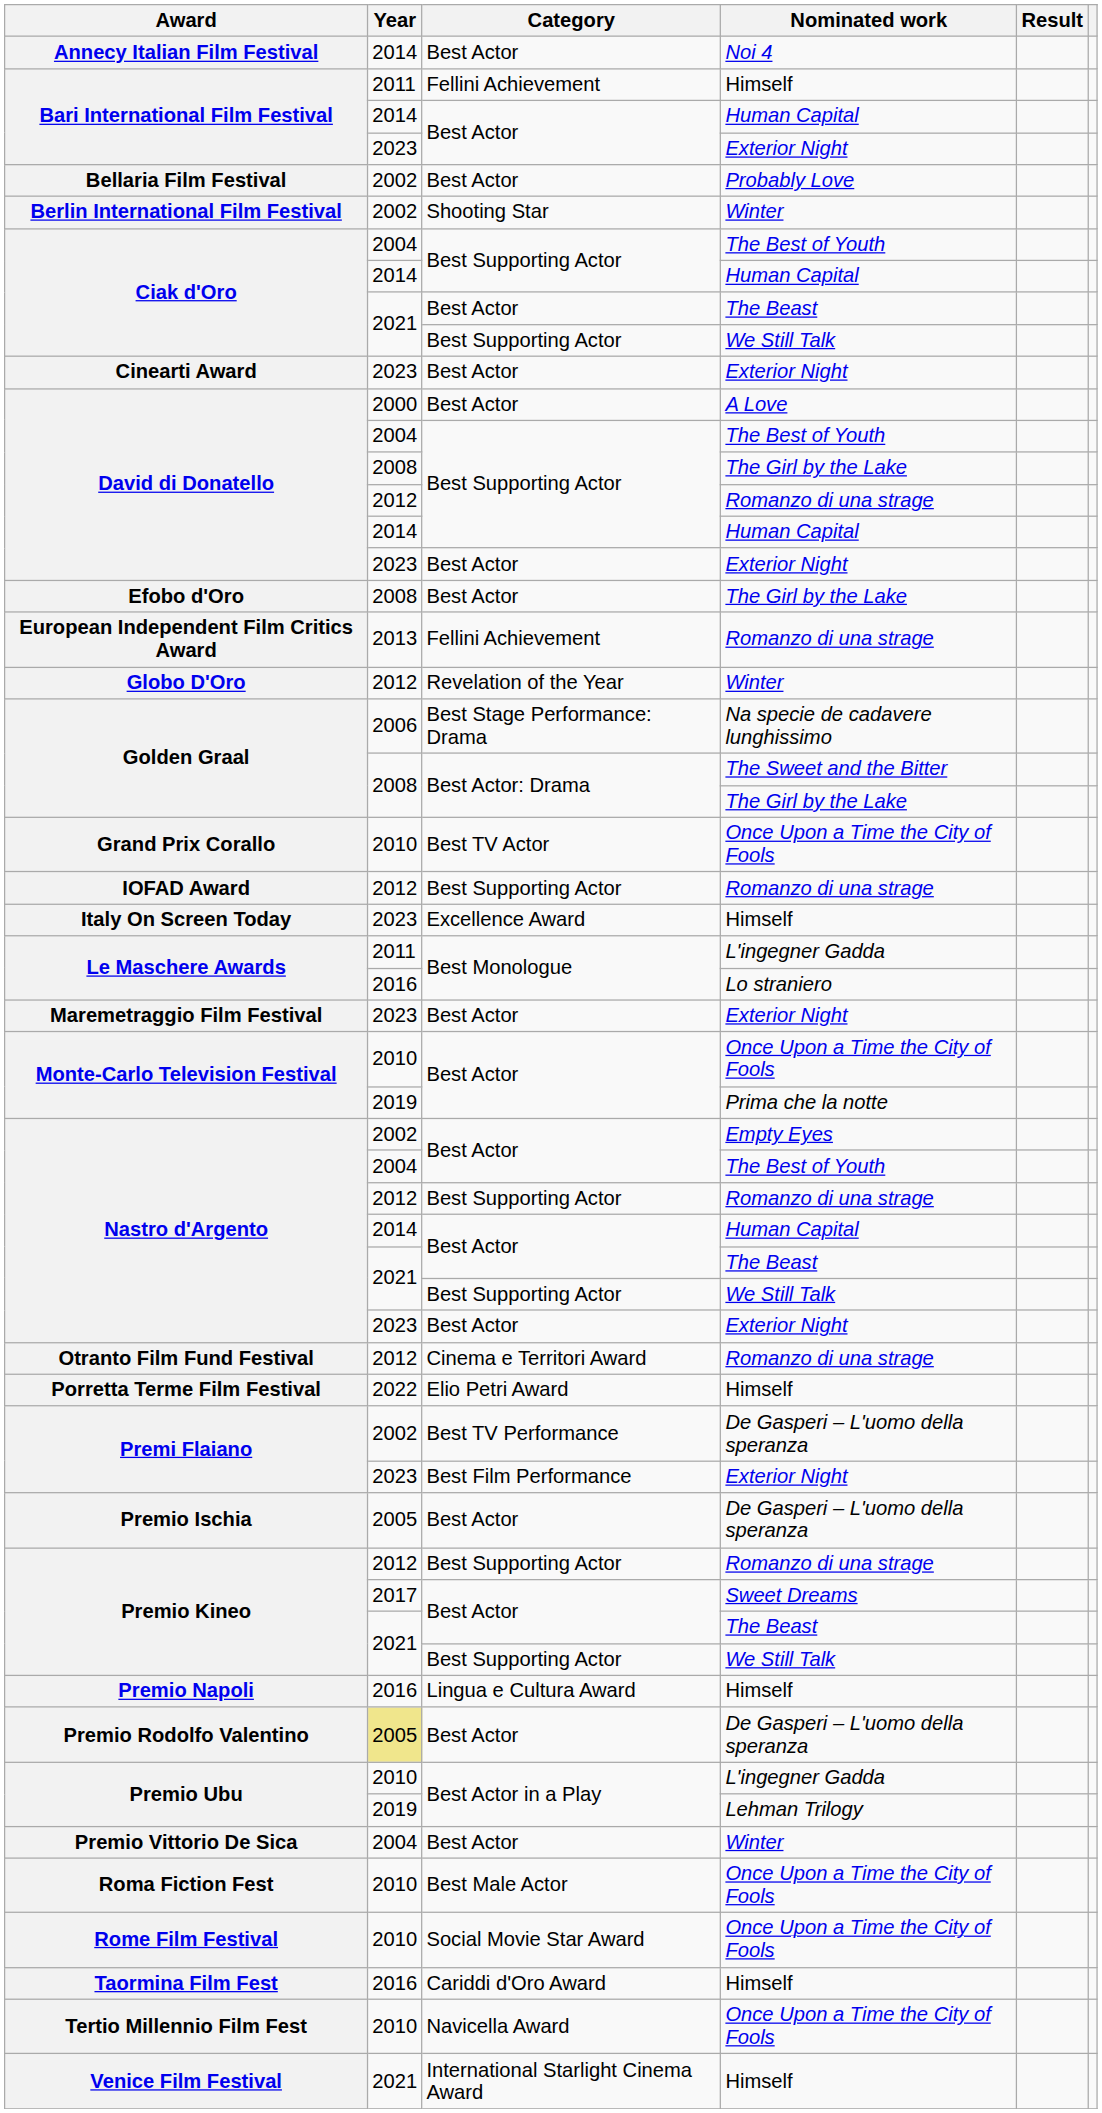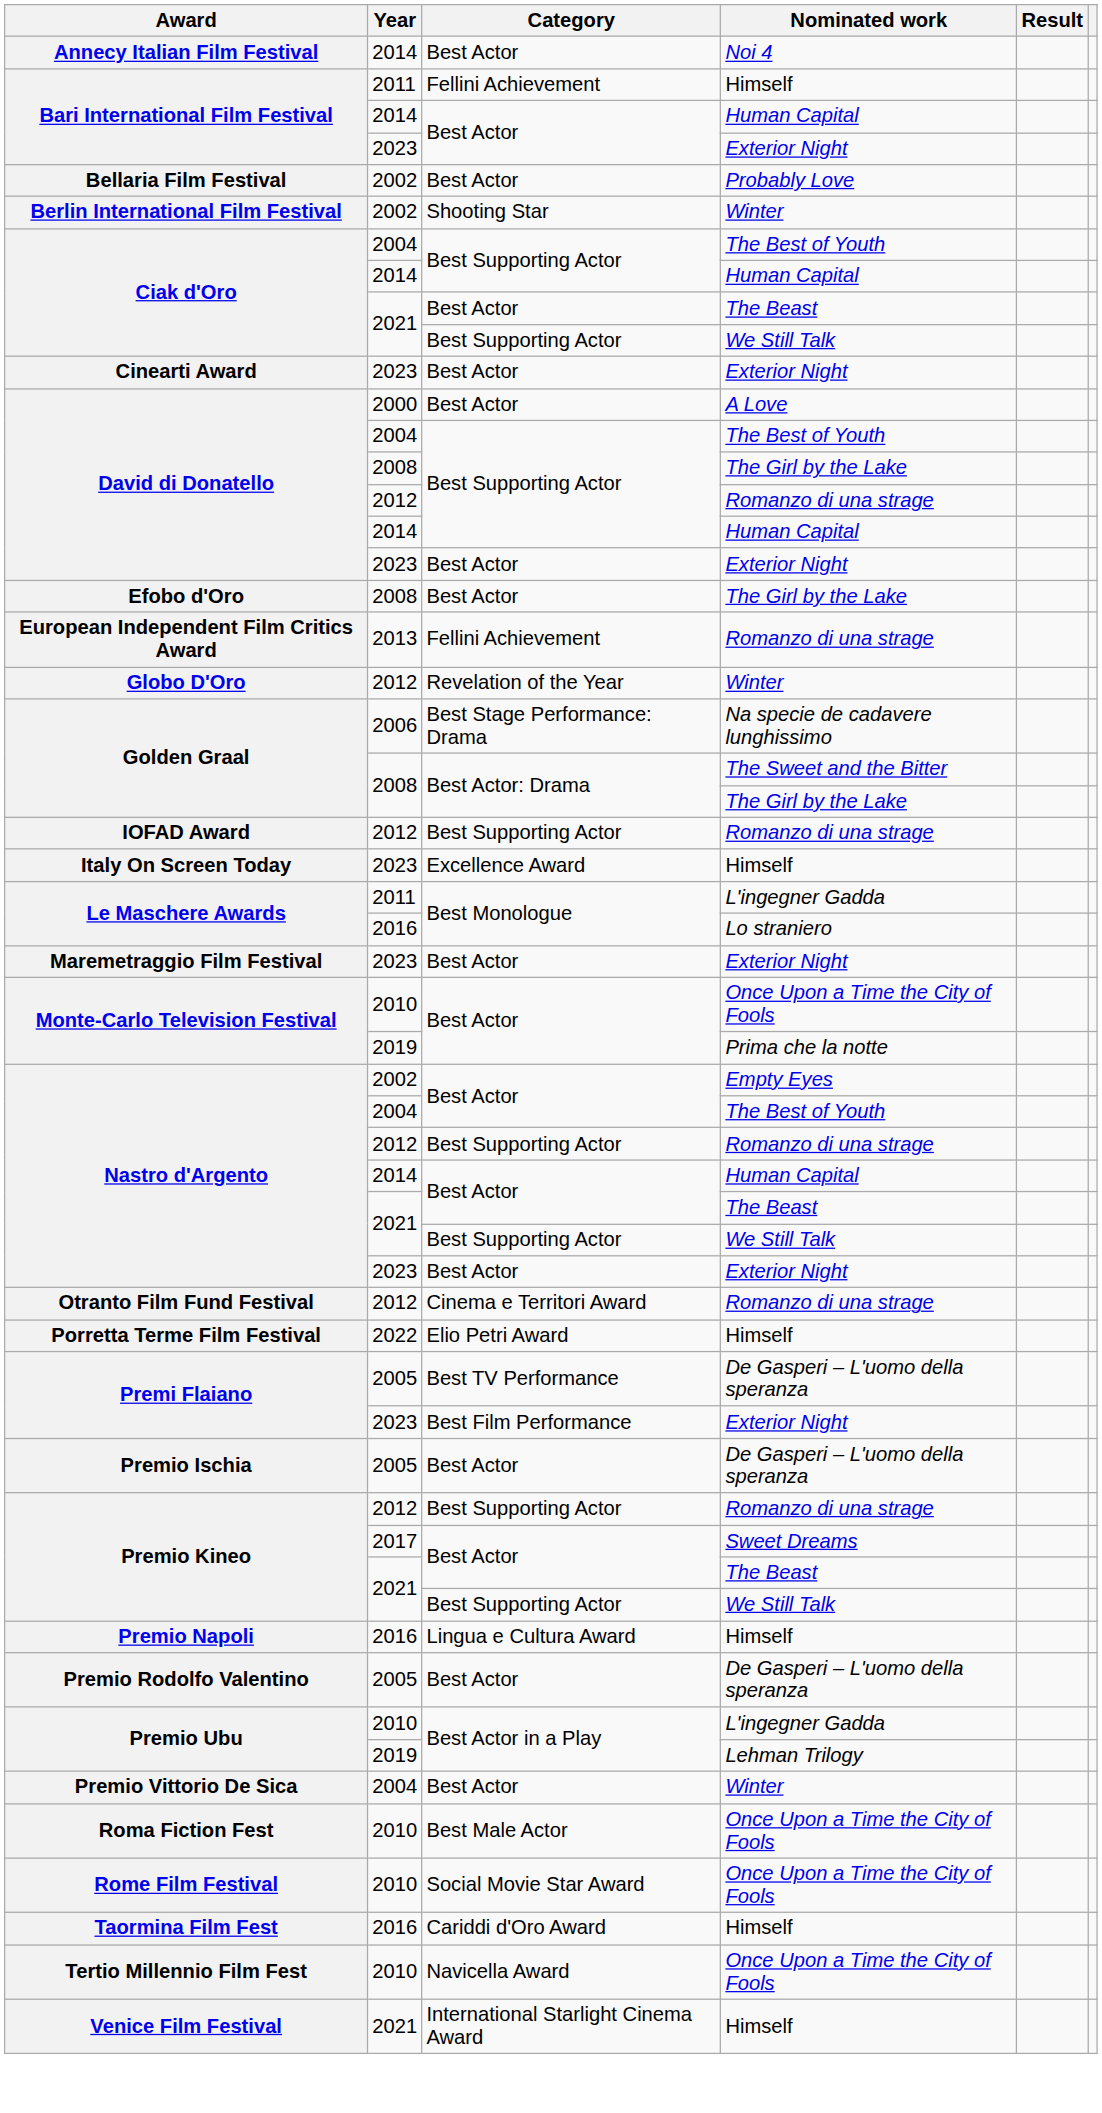- row: (186, 844)
(395, 1433) 2002 -> (395, 1378) 2005
(395, 1734) khaki background -> (395, 1679) no background
